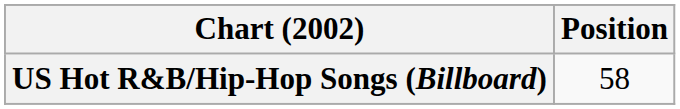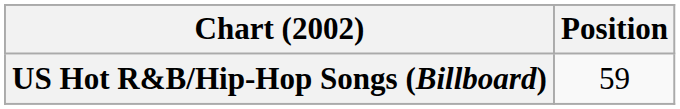(615, 78) 58 -> (615, 78) 59
